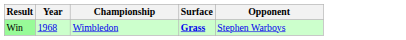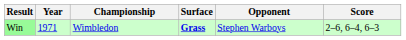+ column: (362, 12)
(47, 27) 1968 -> (47, 27) 1971
